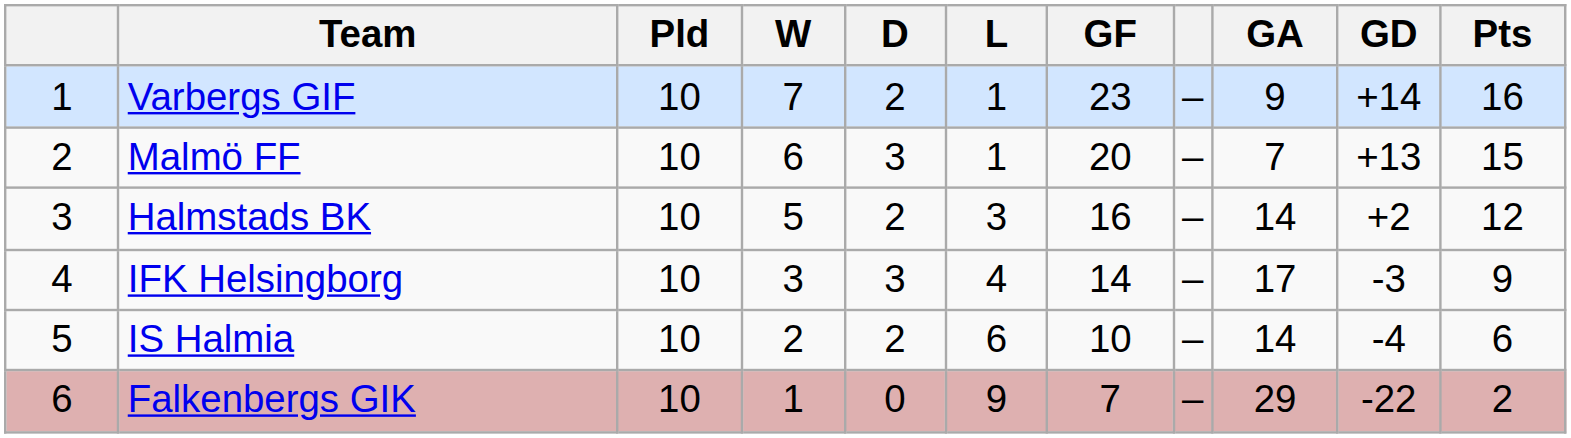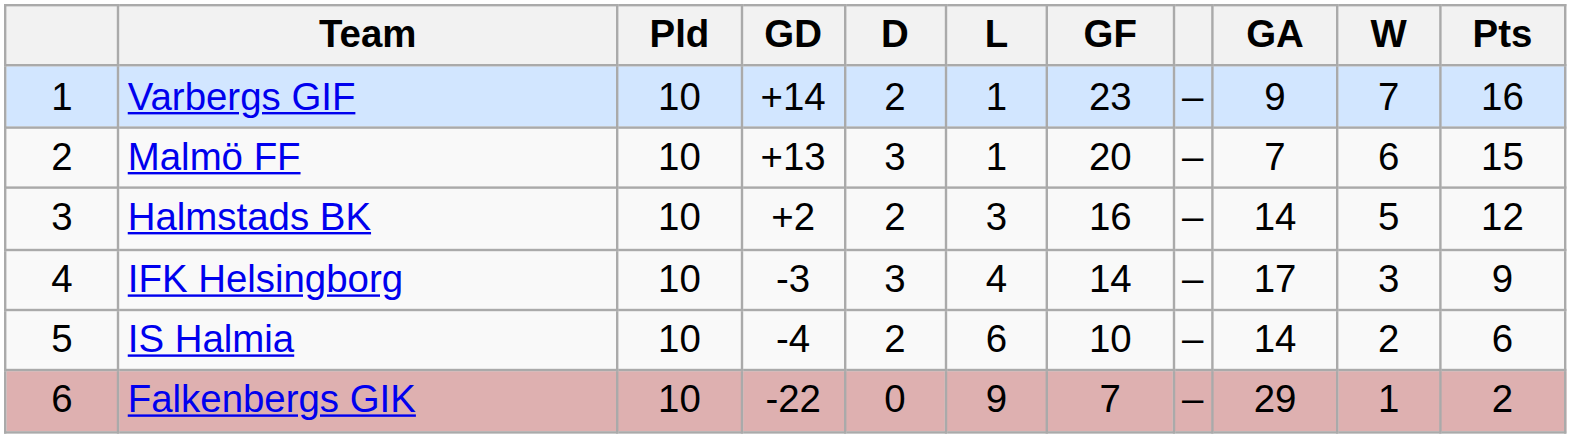columns swapped: (793, 34) <-> (1389, 34)
